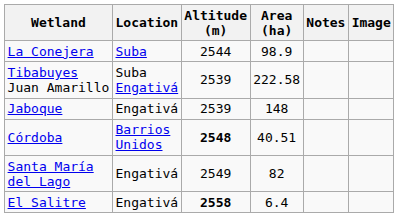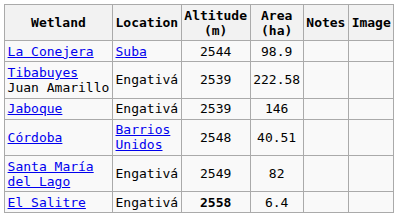(147, 80) Suba Engativá -> (147, 80) Engativá
(277, 109) 148 -> (277, 109) 146
(216, 137) bold -> (216, 137) normal
